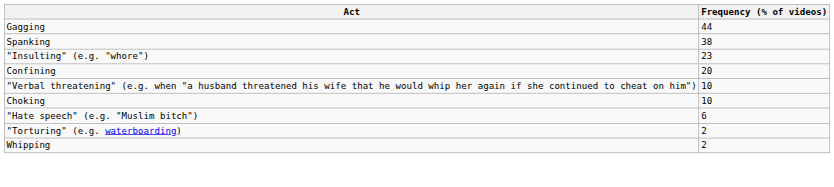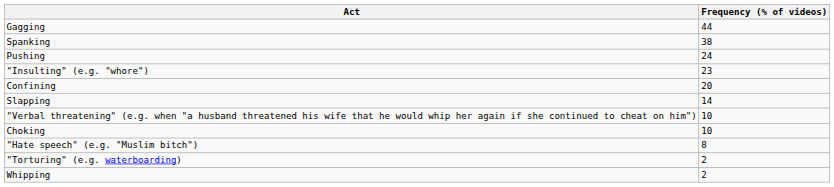+ row: (26, 56)
+ row: (28, 101)
(704, 116) 6 -> (704, 145) 8
